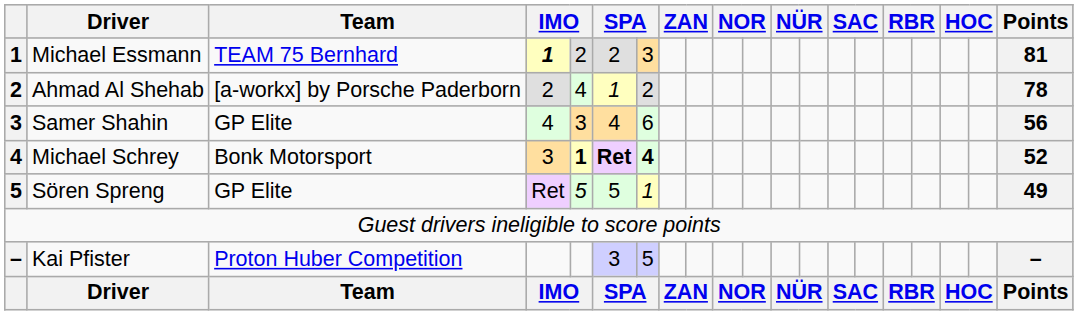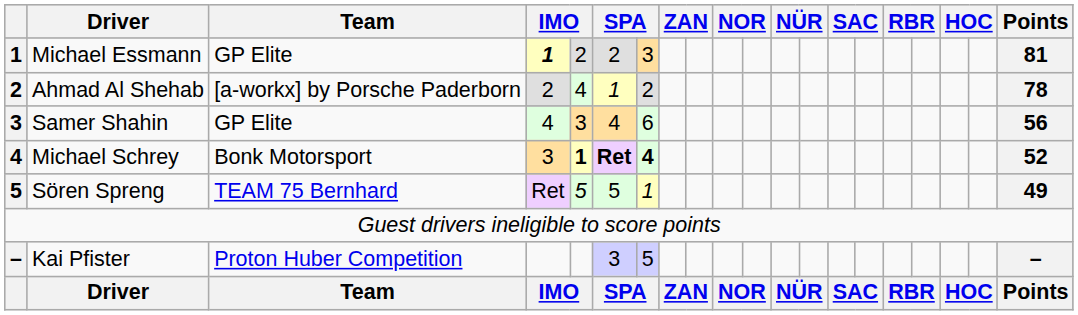(306, 55) TEAM 75 Bernhard -> (253, 55) GP Elite
(253, 191) GP Elite -> (306, 191) TEAM 75 Bernhard
